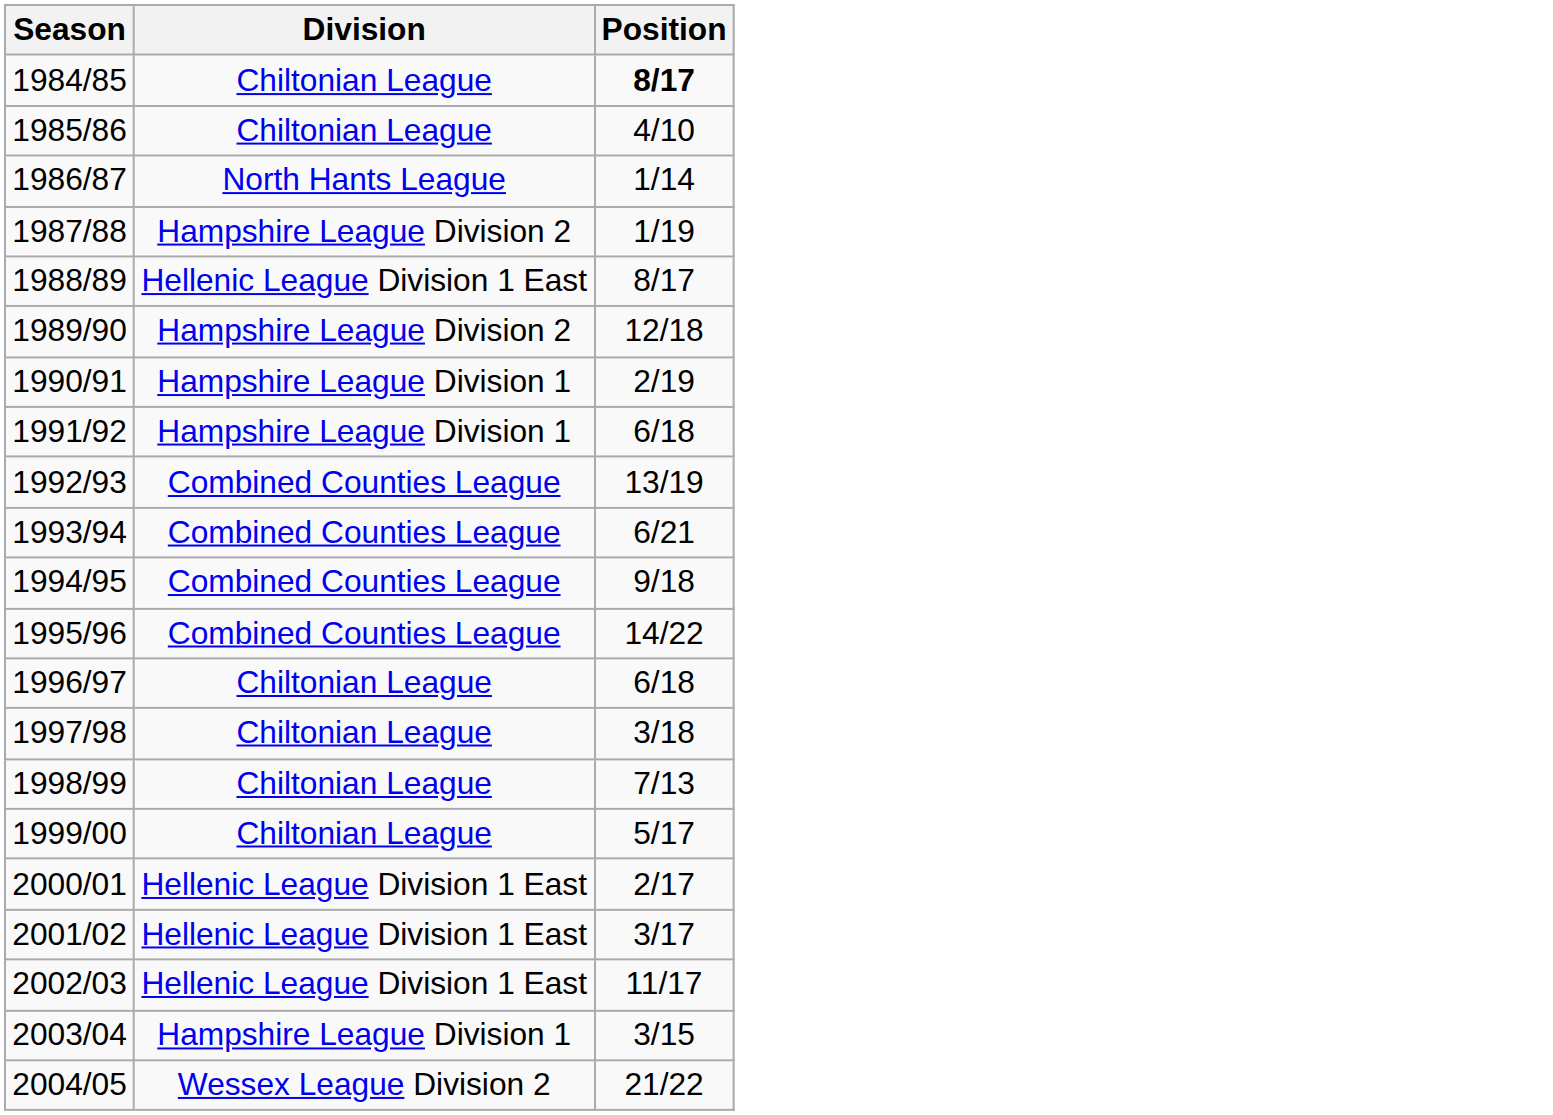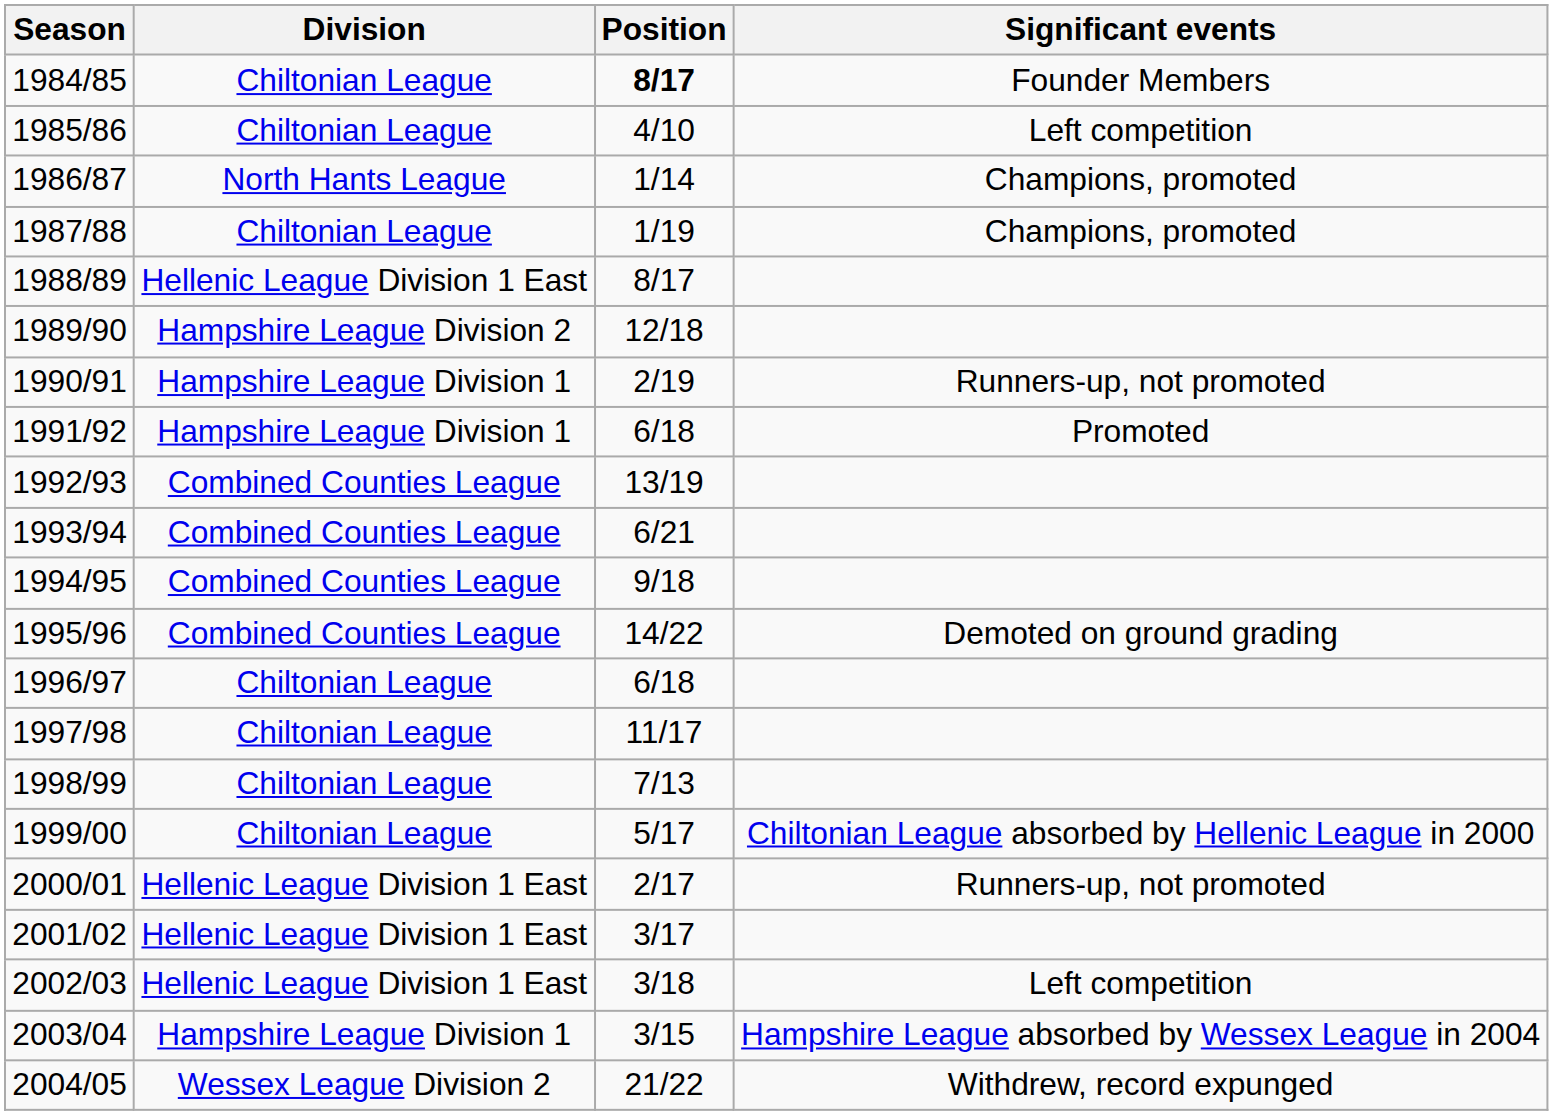+ column: (1141, 29)
(364, 230) Hampshire League Division 2 -> (364, 230) Chiltonian League
(664, 733) 3/18 -> (664, 733) 11/17
(664, 984) 11/17 -> (664, 984) 3/18
